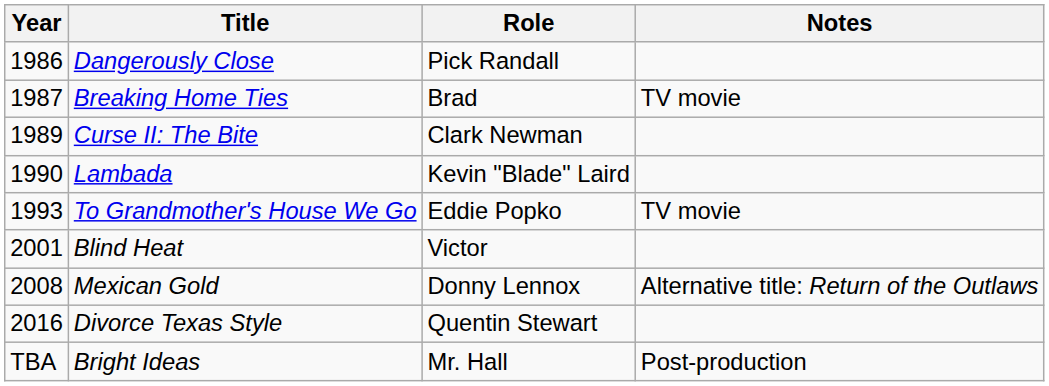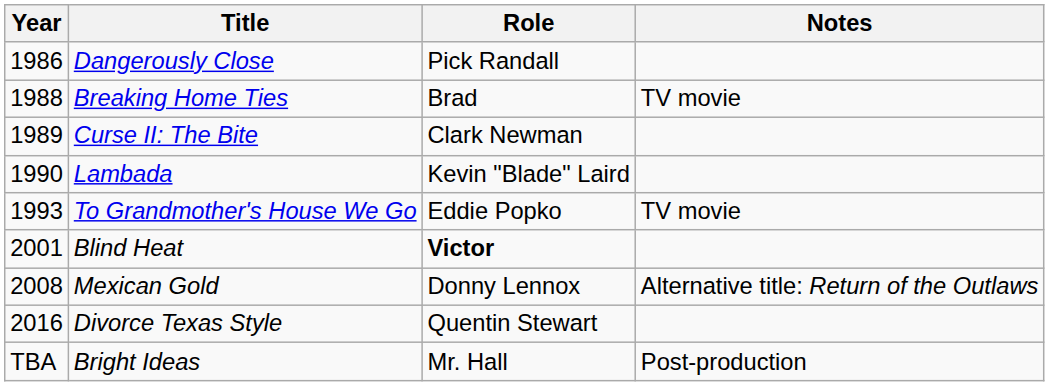(37, 98) 1987 -> (37, 98) 1988
(458, 248) normal -> (461, 248) bold
